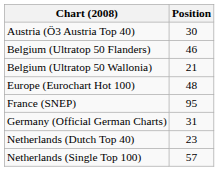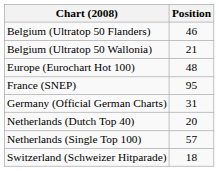- row: (71, 31)
(191, 139) 23 -> (191, 121) 20
+ row: (87, 157)
